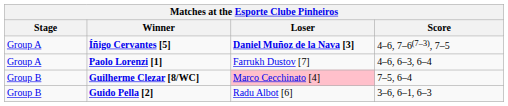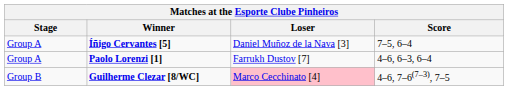(294, 45) bold -> (291, 43) normal
(413, 45) 4–6, 7–6(7–3), 7–5 -> (395, 43) 7–5, 6–4
(395, 77) 7–5, 6–4 -> (413, 76) 4–6, 7–6(7–3), 7–5
- row: (121, 93)
